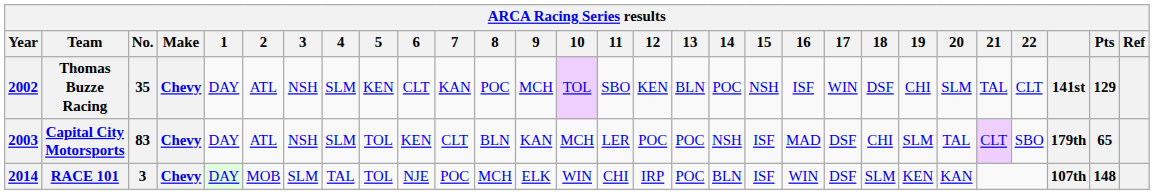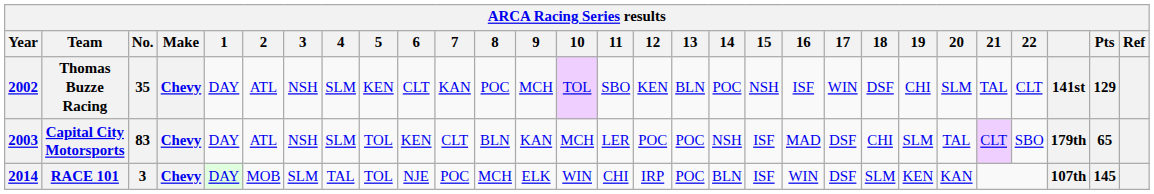(1105, 176) 148 -> (1105, 176) 145
